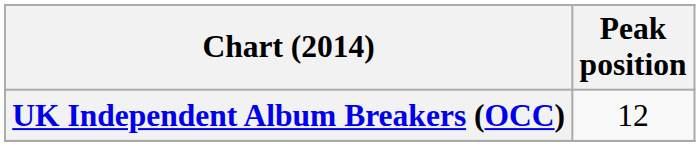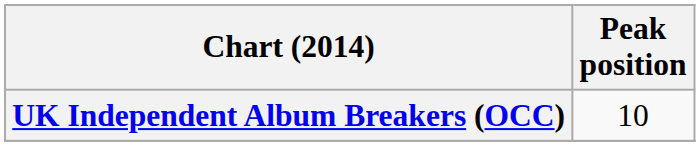(633, 114) 12 -> (633, 114) 10
